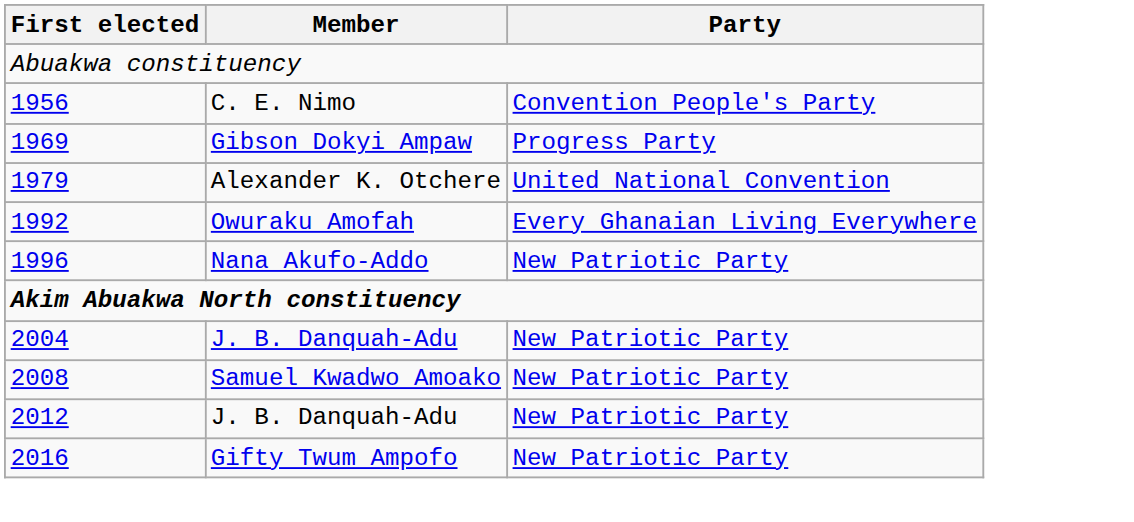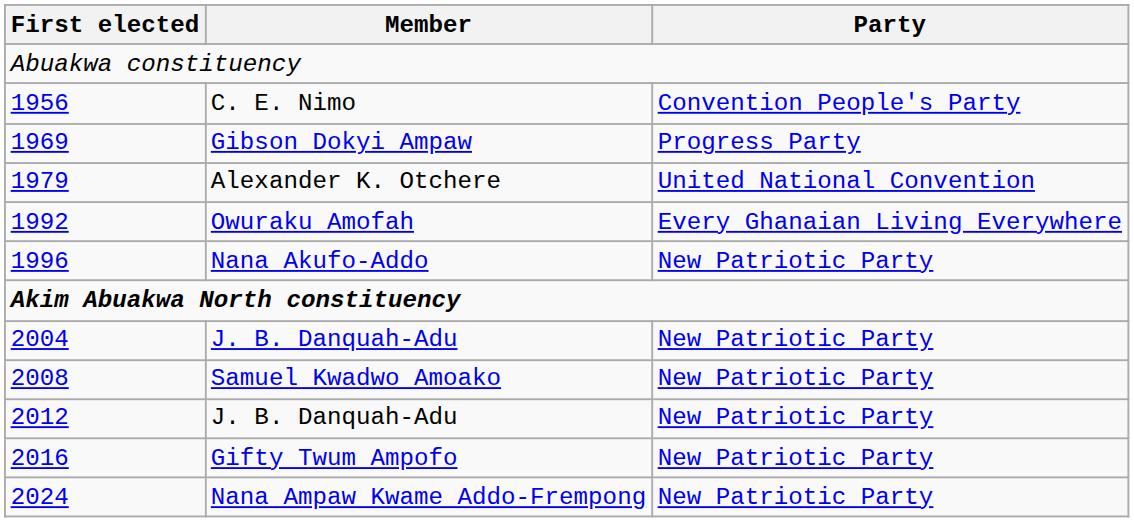+ row: (40, 498)
